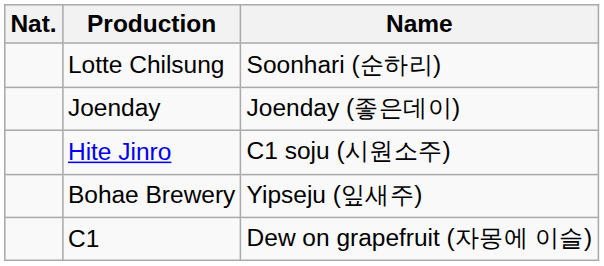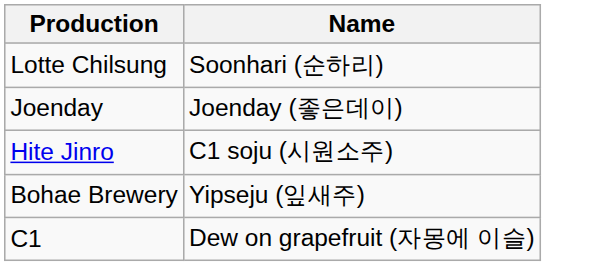- column: (34, 23)
